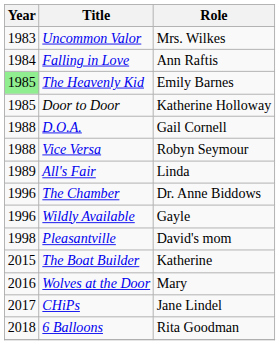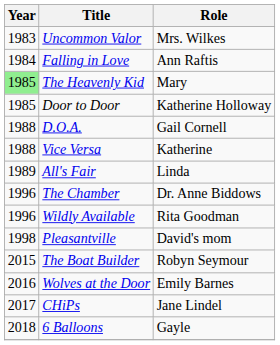(195, 82) Emily Barnes -> (172, 82) Mary
(203, 149) Robyn Seymour -> (184, 149) Katherine
(173, 216) Gayle -> (198, 216) Rita Goodman
(184, 261) Katherine -> (203, 261) Robyn Seymour
(172, 283) Mary -> (195, 283) Emily Barnes
(198, 328) Rita Goodman -> (173, 328) Gayle
